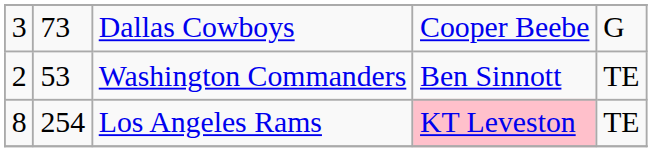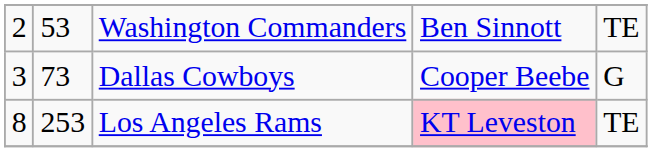rows swapped: (253, 75) <-> (197, 28)
(63, 122) 254 -> (63, 122) 253
